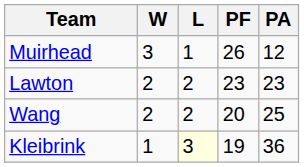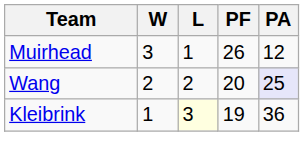- row: (41, 83)
(274, 114) no background -> (274, 83) lavender background
